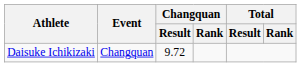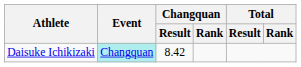(127, 52) no background -> (127, 52) paleturquoise background
(175, 52) 9.72 -> (175, 52) 8.42
